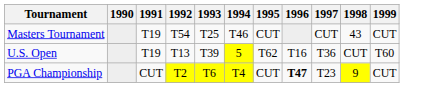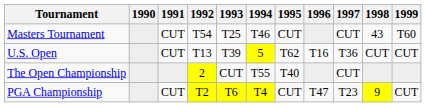(151, 34) T19 -> (173, 34) CUT
(385, 34) CUT -> (406, 34) T60
(151, 53) T19 -> (173, 53) CUT
(385, 53) T60 -> (406, 53) CUT
+ row: (67, 73)
(297, 73) bold -> (319, 92) normal
